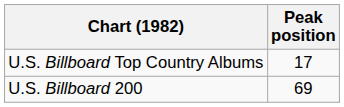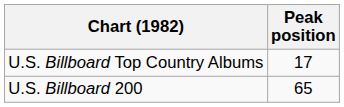(303, 89) 69 -> (303, 89) 65
